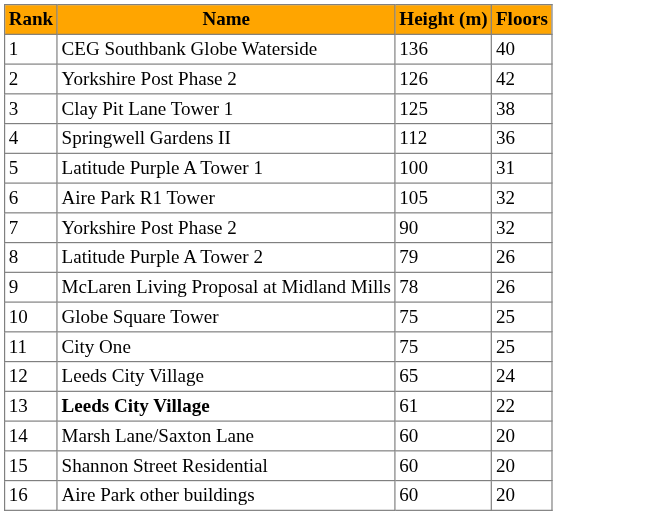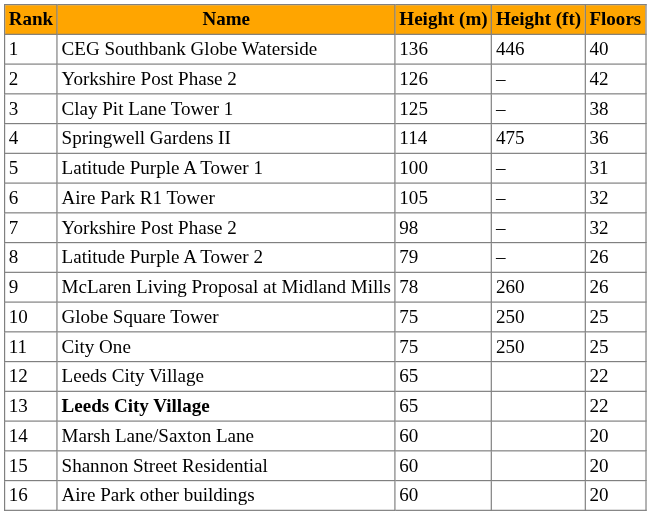+ column: (539, 19)
(413, 138) 112 -> (413, 138) 114
(409, 227) 90 -> (409, 227) 98
(505, 376) 24 -> (599, 376) 22
(409, 406) 61 -> (409, 406) 65
